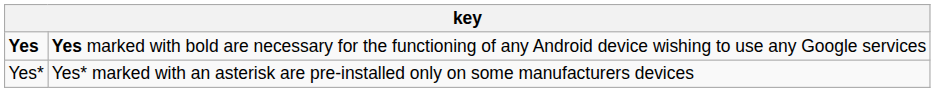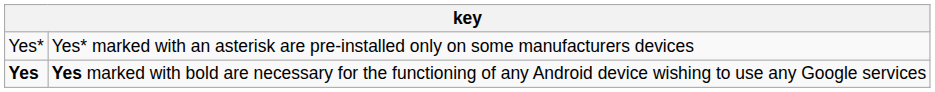rows swapped: (26, 73) <-> (24, 45)
